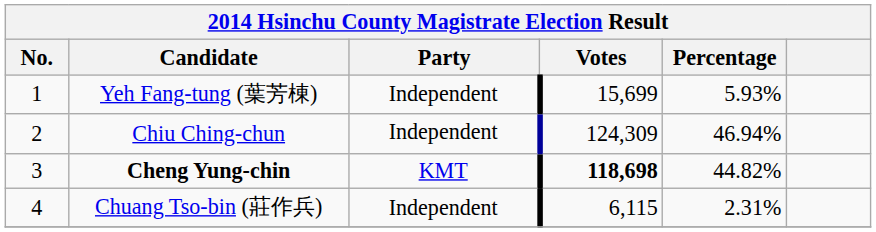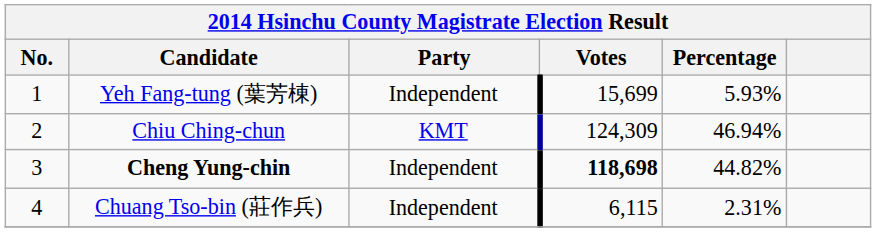(454, 132) Independent -> (443, 131) KMT
(443, 170) KMT -> (454, 167) Independent
